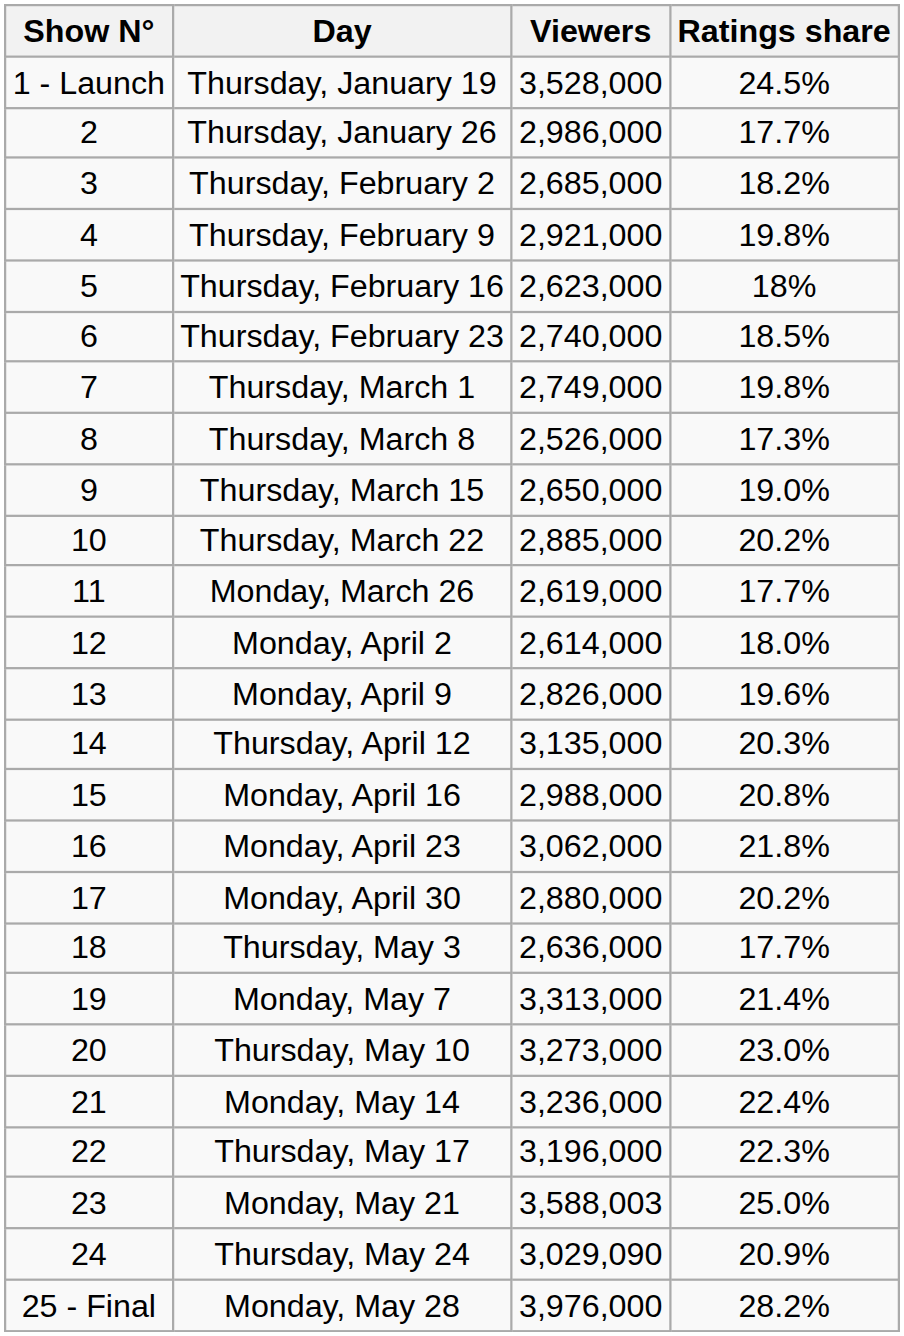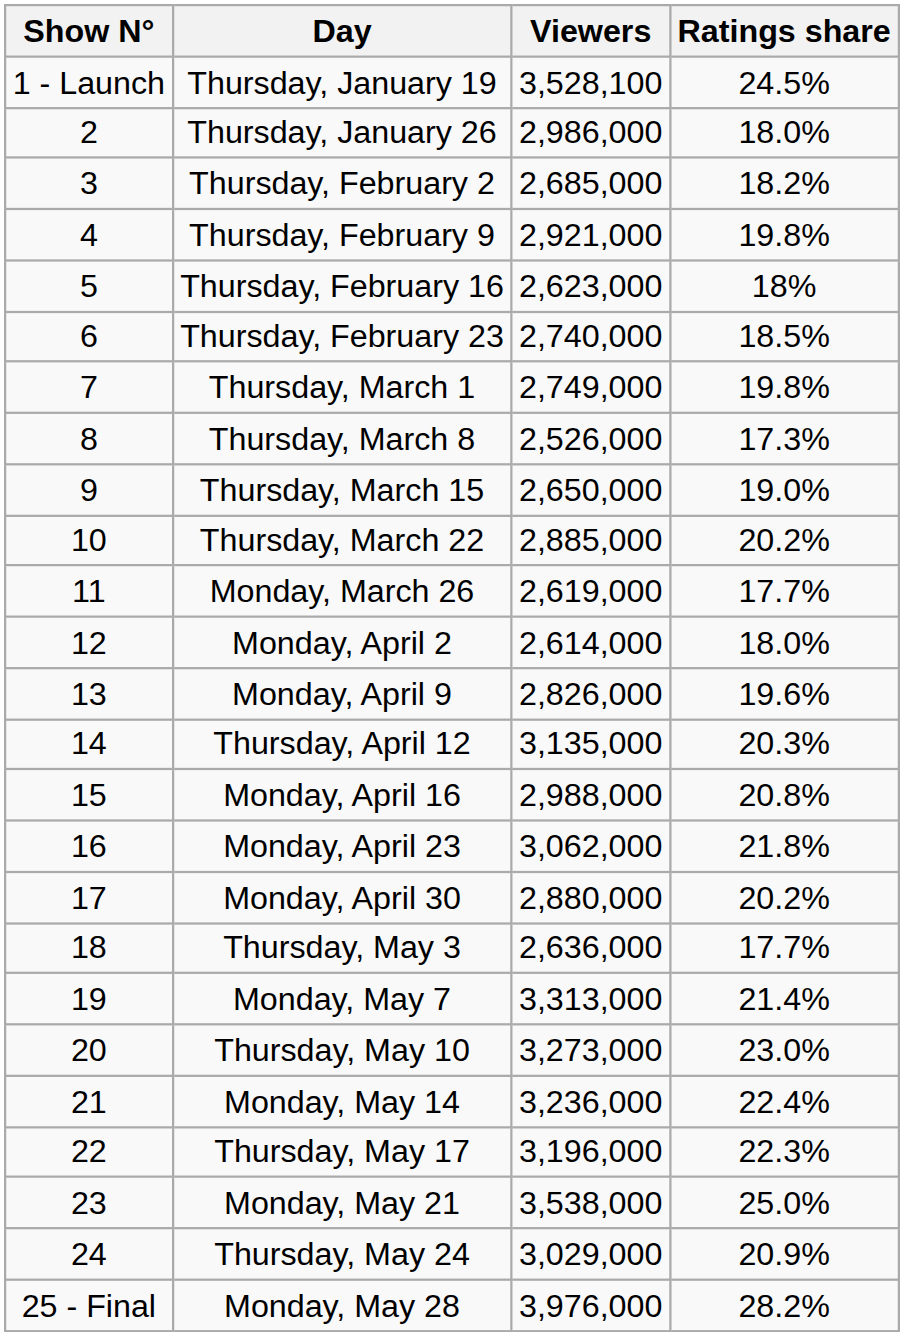(591, 82) 3,528,000 -> (591, 82) 3,528,100
(784, 133) 17.7% -> (784, 133) 18.0%
(591, 1203) 3,588,003 -> (591, 1203) 3,538,000
(591, 1254) 3,029,090 -> (591, 1254) 3,029,000
